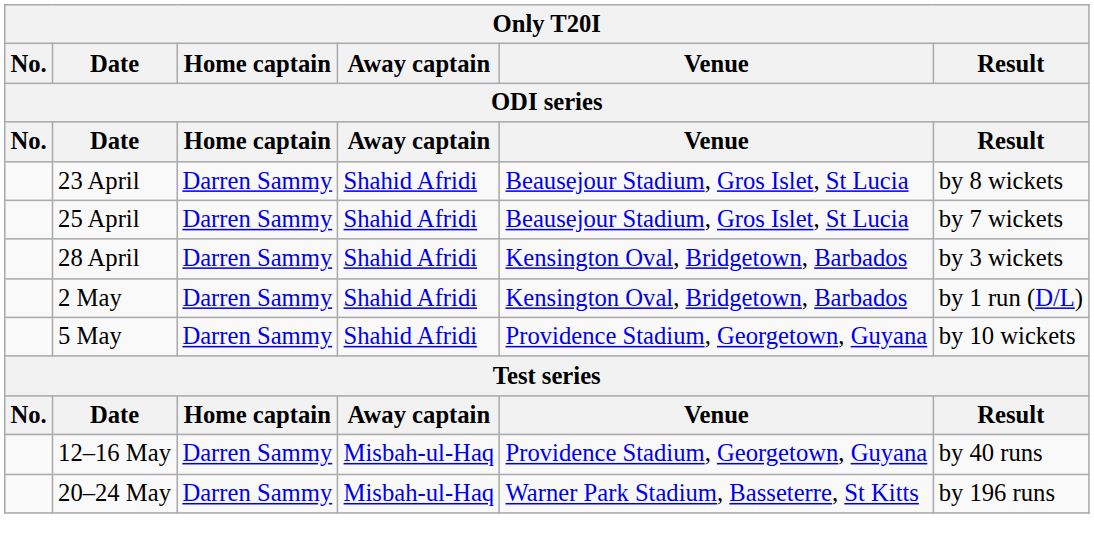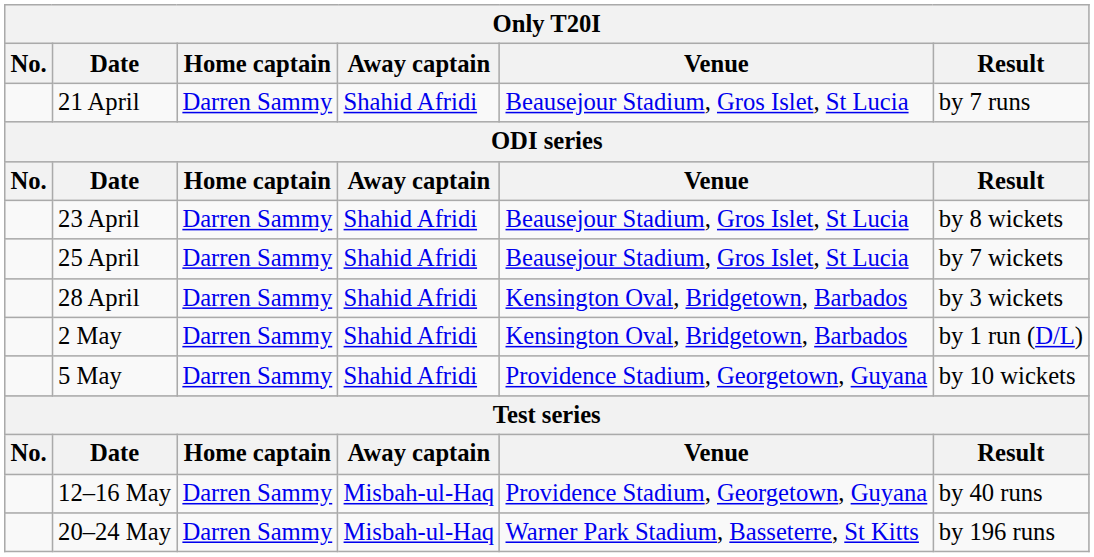+ row: (99, 102)
